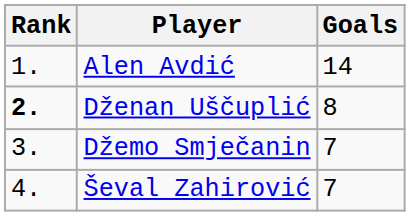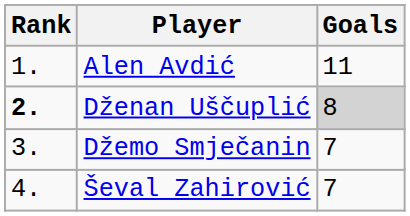(338, 67) 14 -> (338, 67) 11
(330, 108) no background -> (330, 108) lightgrey background
